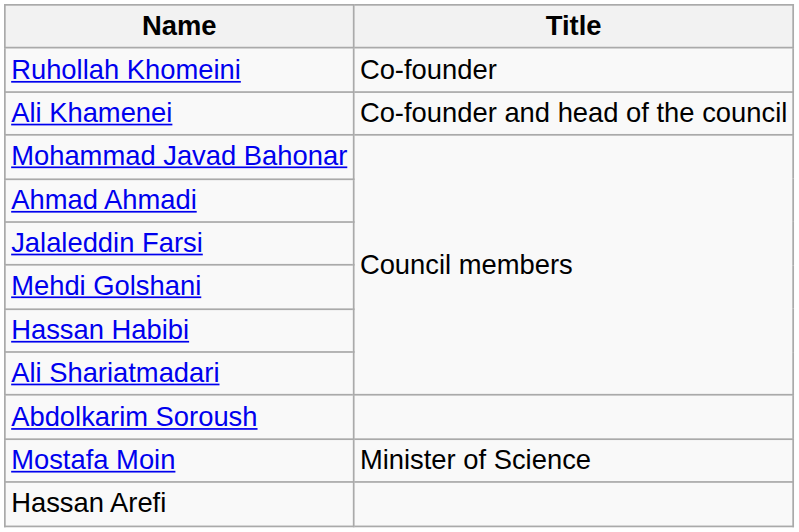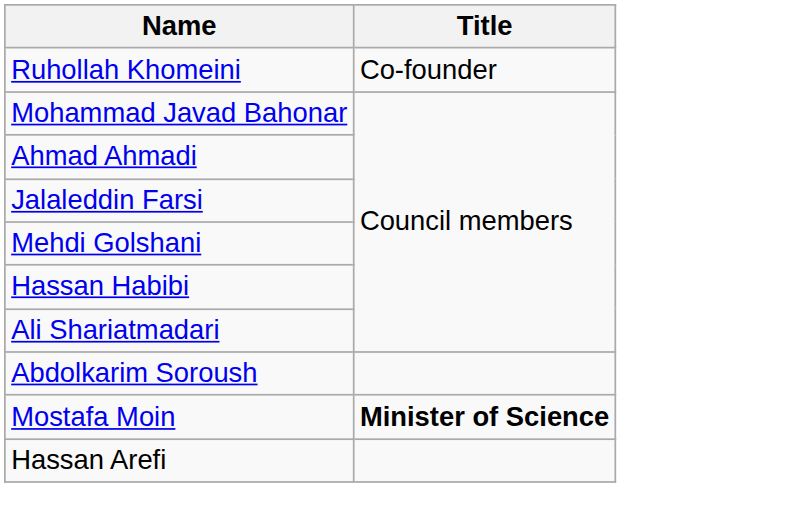- row: (92, 112)
(475, 460) normal -> (485, 416) bold
